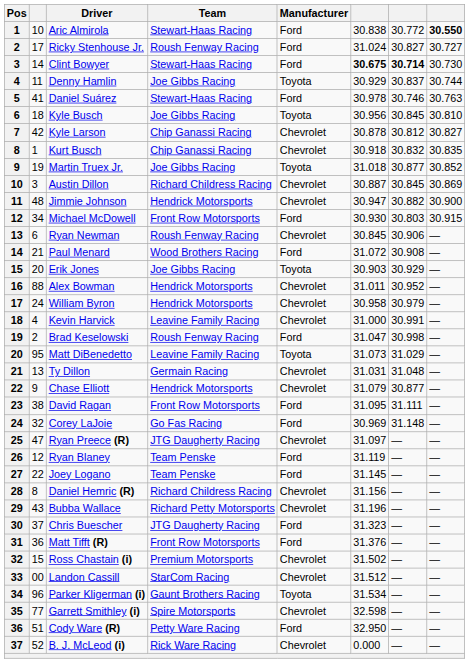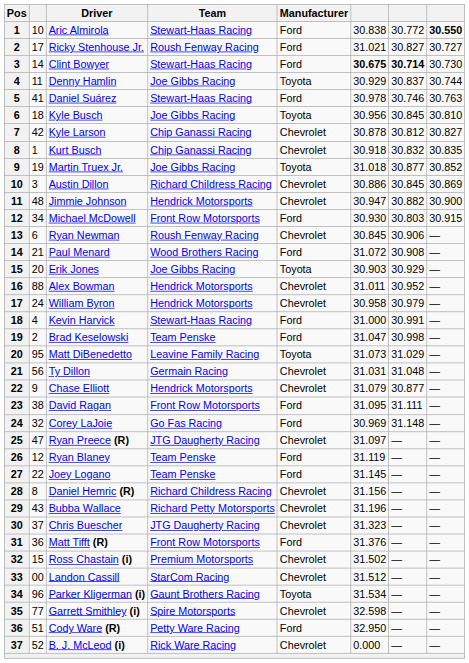(370, 47) 31.024 -> (370, 47) 31.021
(370, 184) 30.887 -> (370, 184) 30.886
(205, 321) Leavine Family Racing -> (201, 321) Stewart-Haas Racing
(303, 321) Chevrolet -> (291, 321) Ford
(204, 338) Roush Fenway Racing -> (183, 338) Team Penske
(38, 372) 13 -> (38, 372) 56
(291, 526) Ford -> (303, 526) Chevrolet
